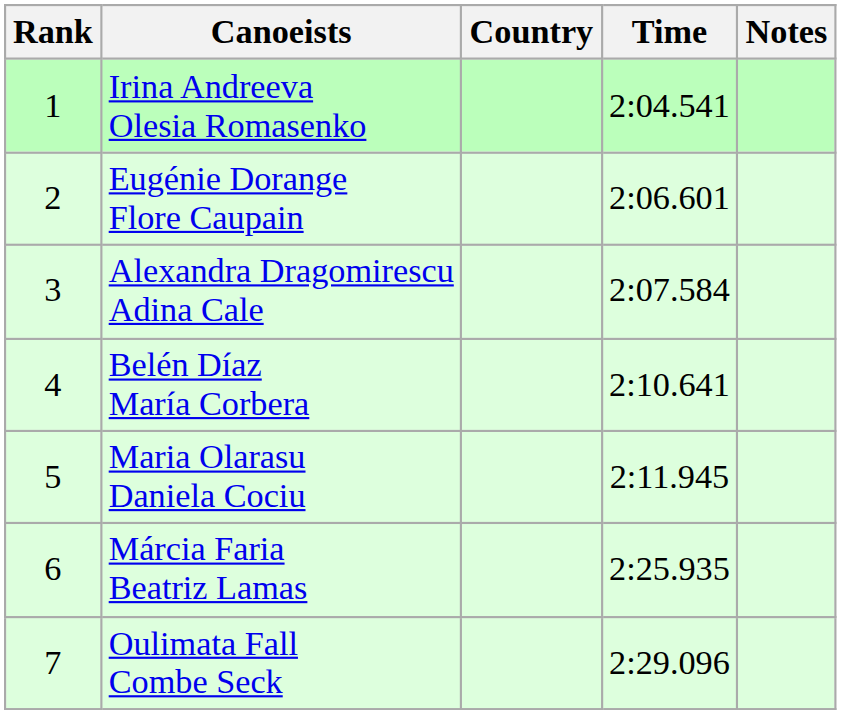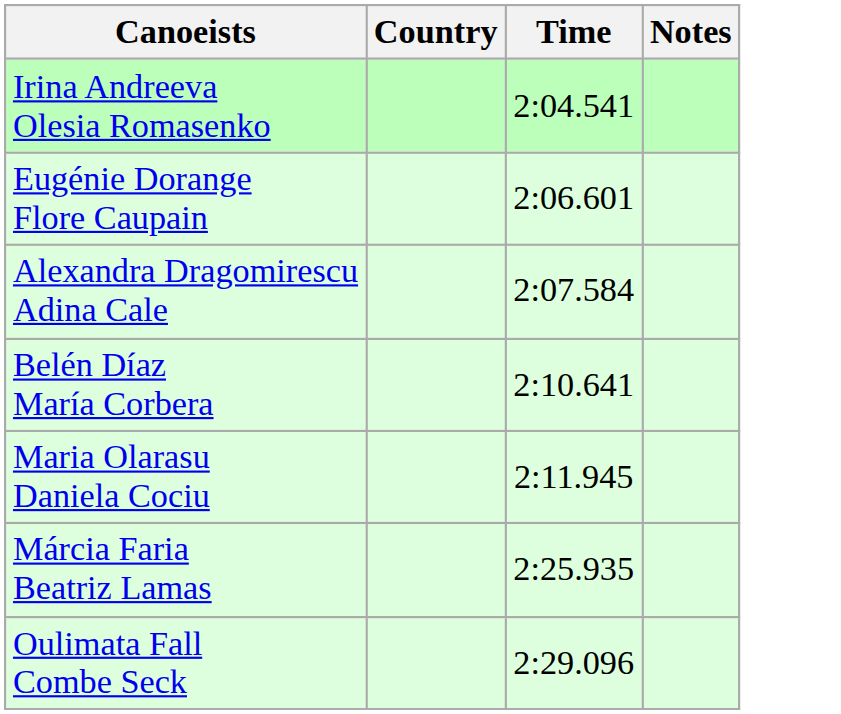- column: (53, 31)
